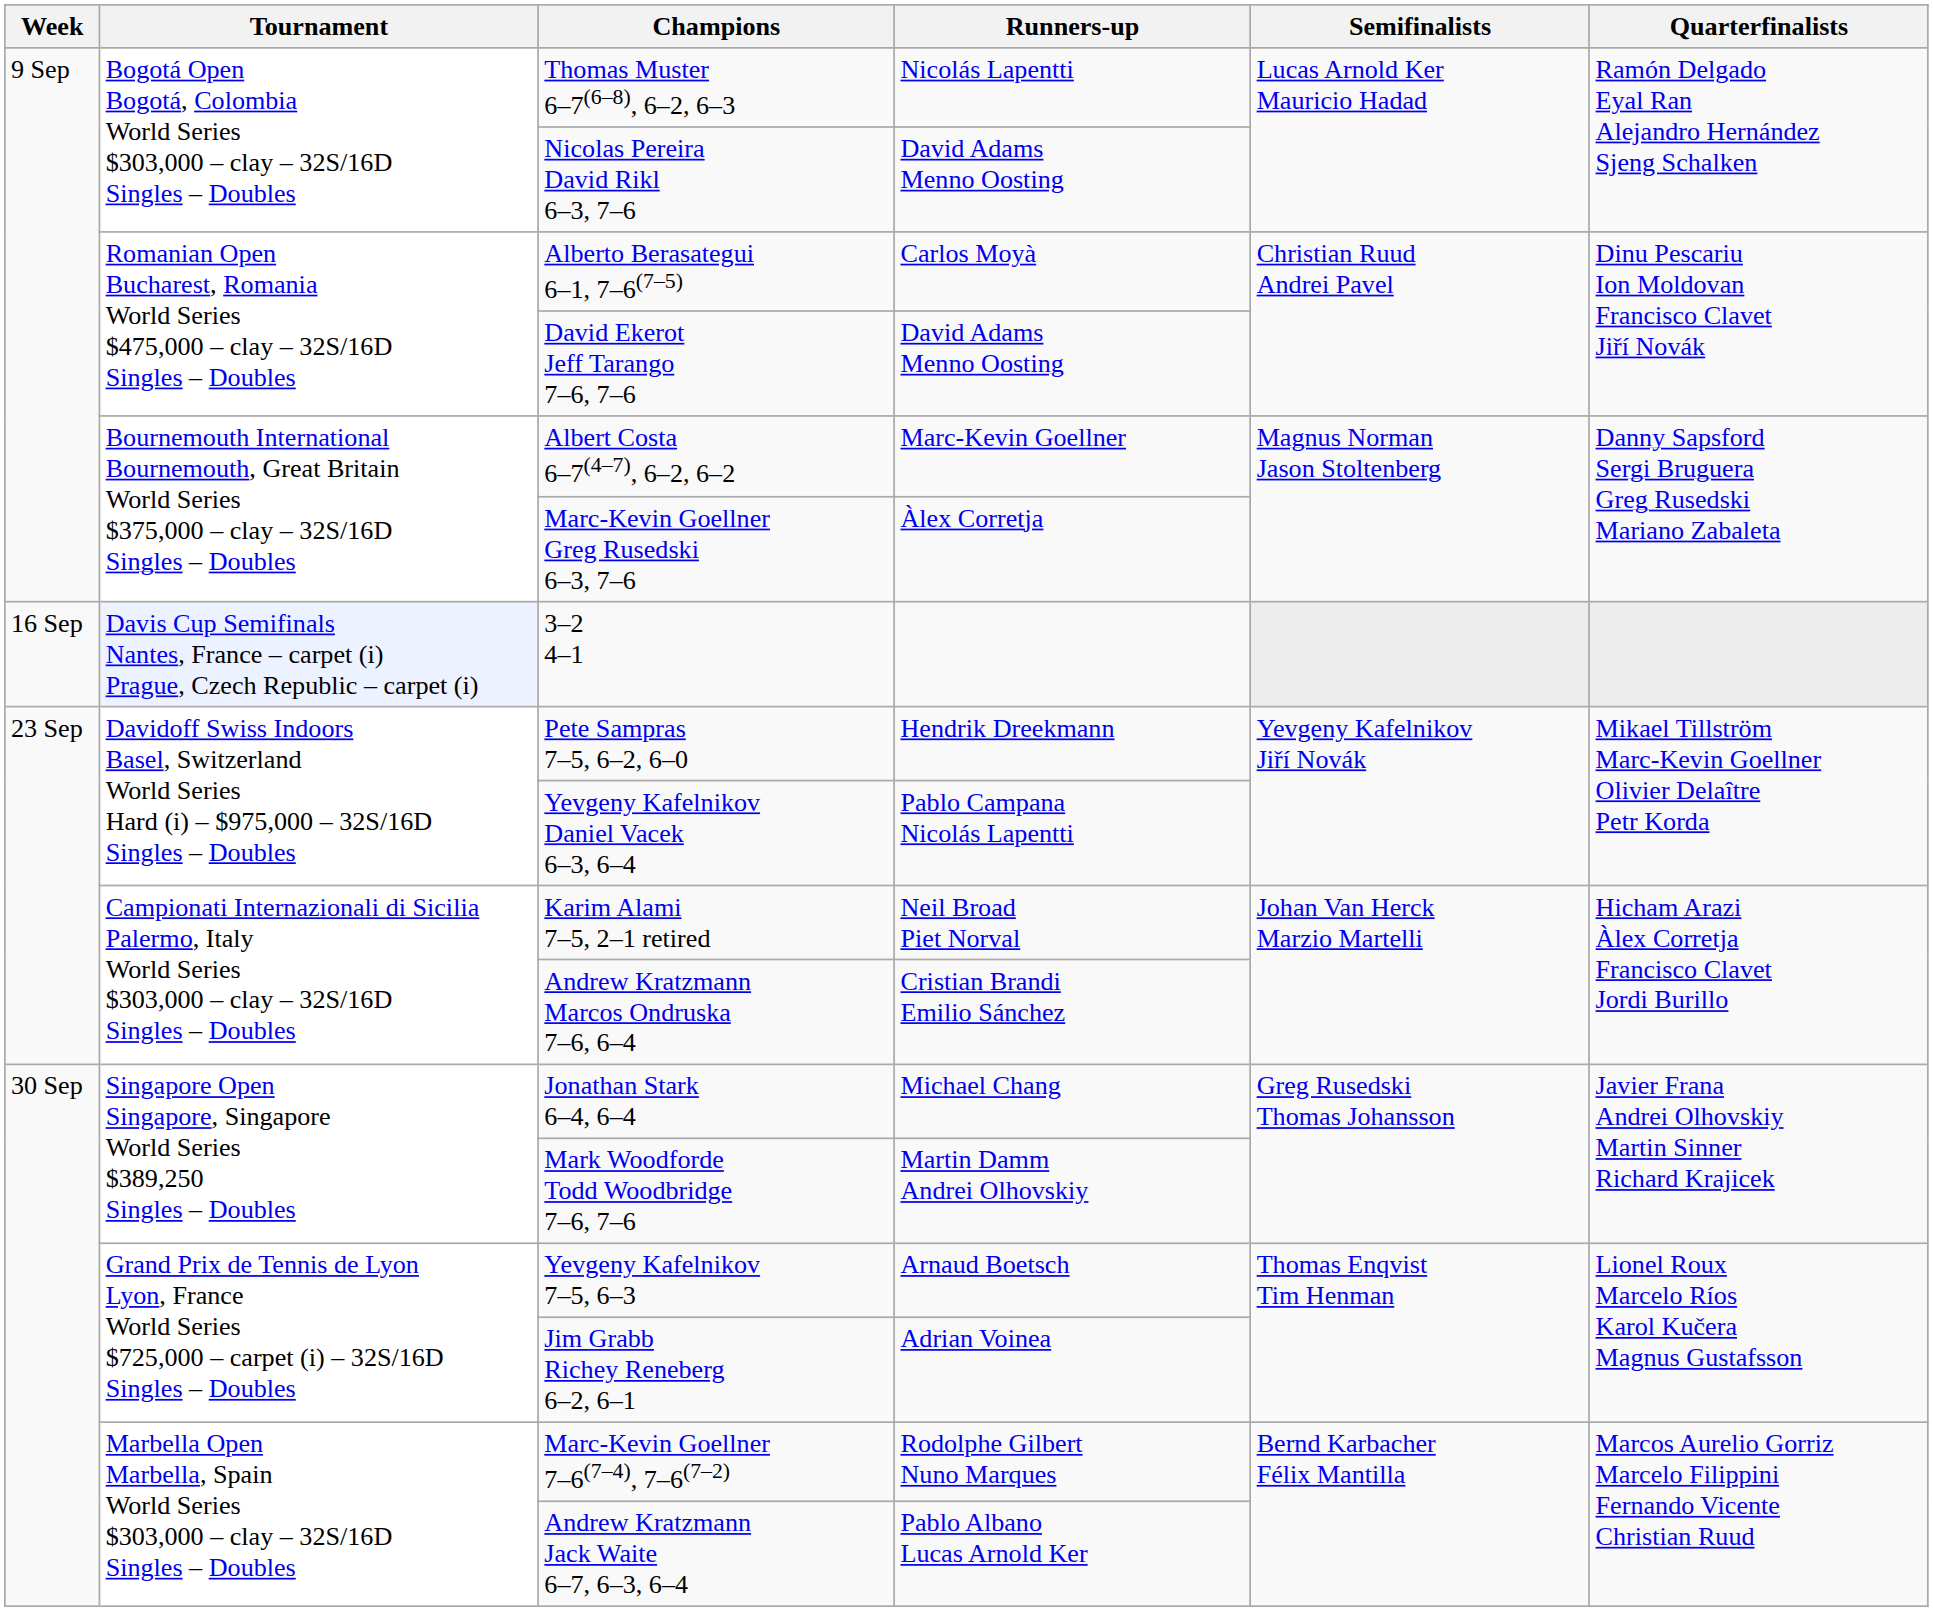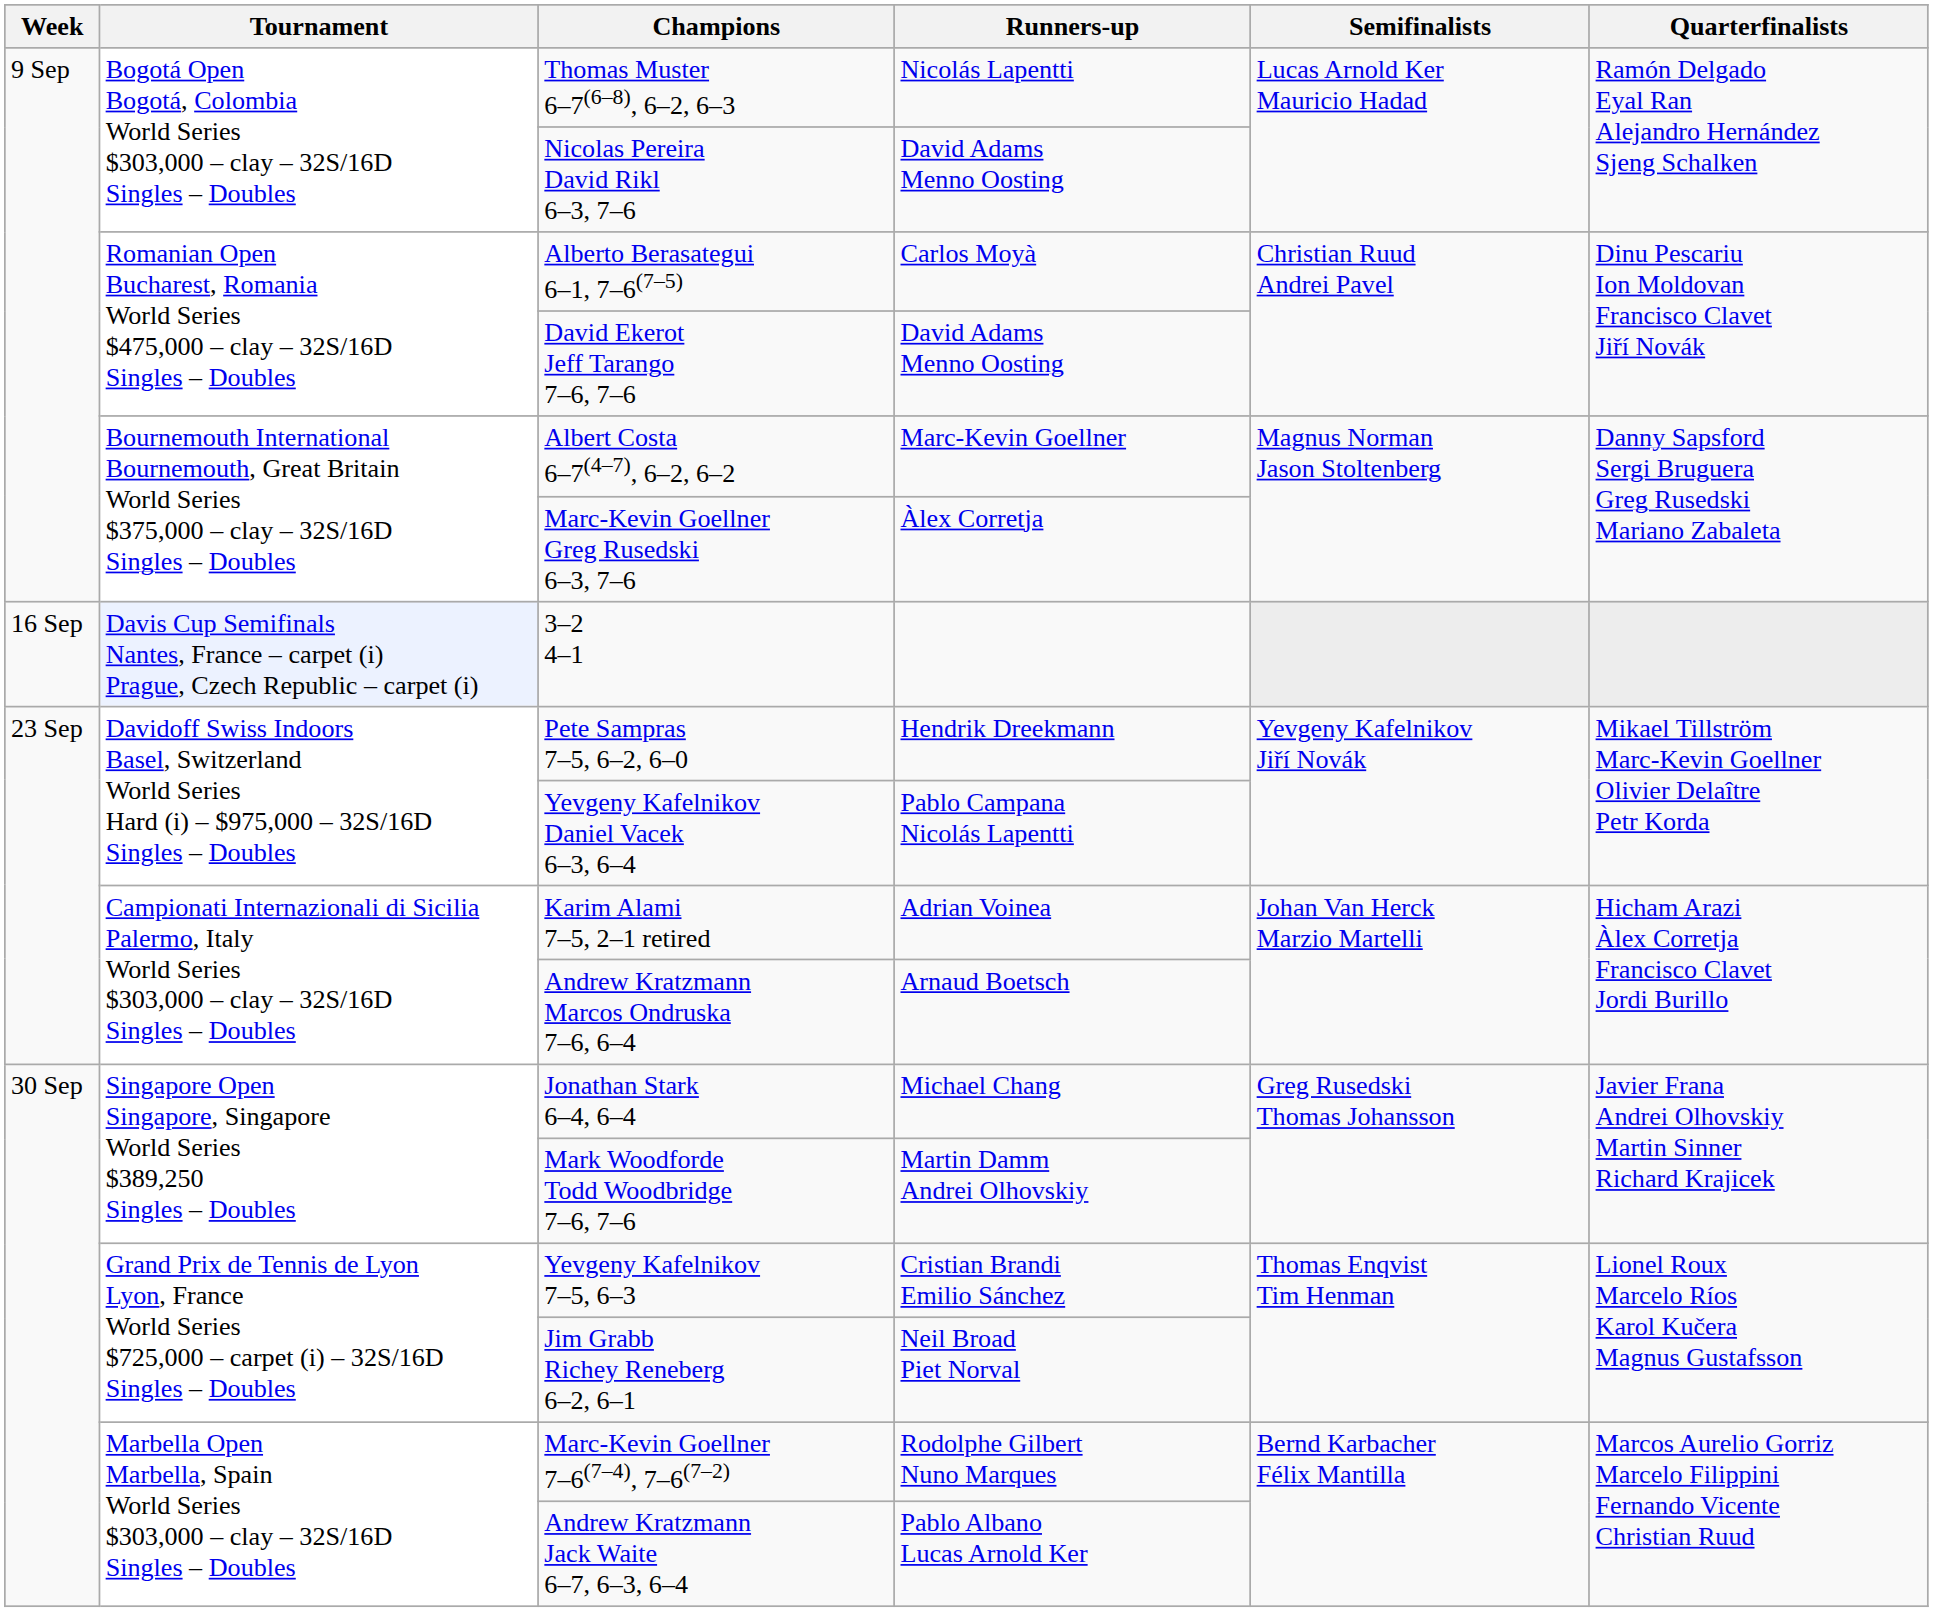(960, 922) Neil Broad Piet Norval -> (976, 906) Adrian Voinea
(983, 996) Cristian Brandi Emilio Sánchez -> (985, 980) Arnaud Boetsch
(985, 1264) Arnaud Boetsch -> (983, 1280) Cristian Brandi Emilio Sánchez
(976, 1338) Adrian Voinea -> (960, 1354) Neil Broad Piet Norval
